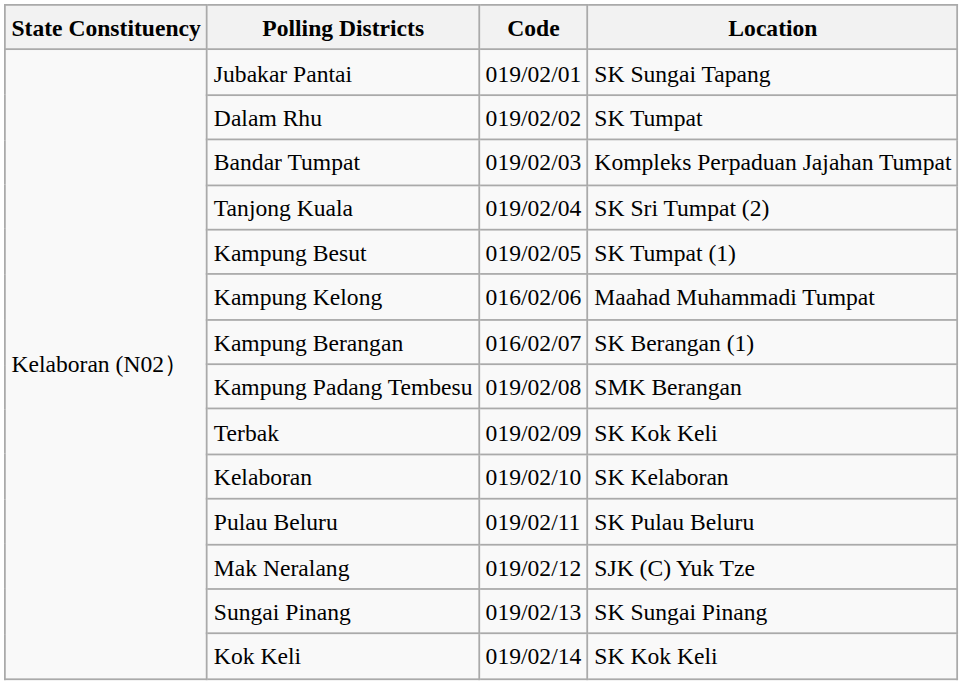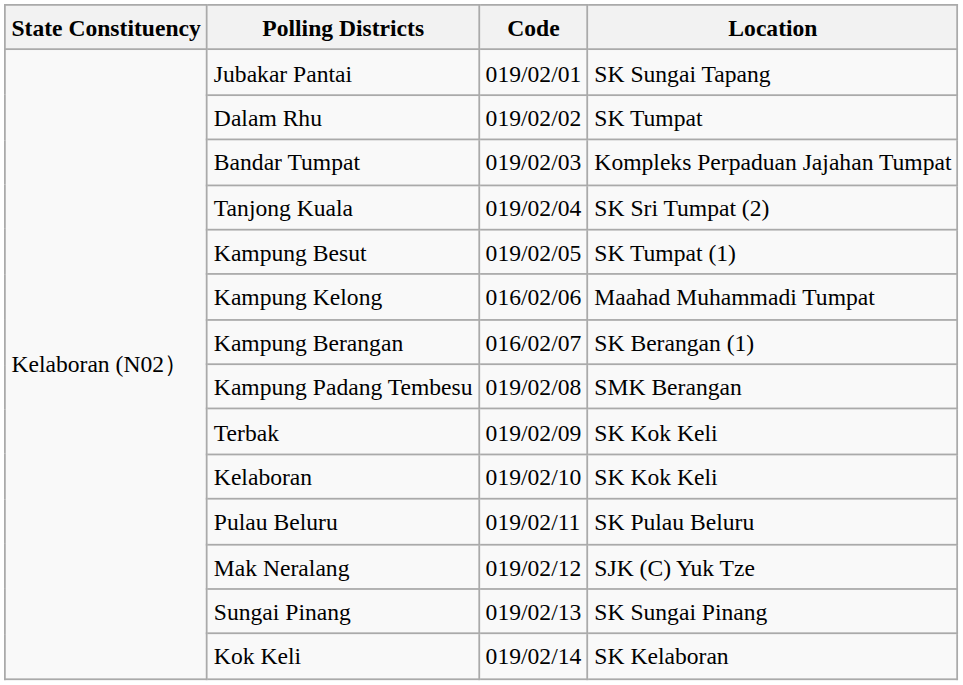(662, 477) SK Kelaboran -> (656, 477) SK Kok Keli
(656, 657) SK Kok Keli -> (662, 657) SK Kelaboran
